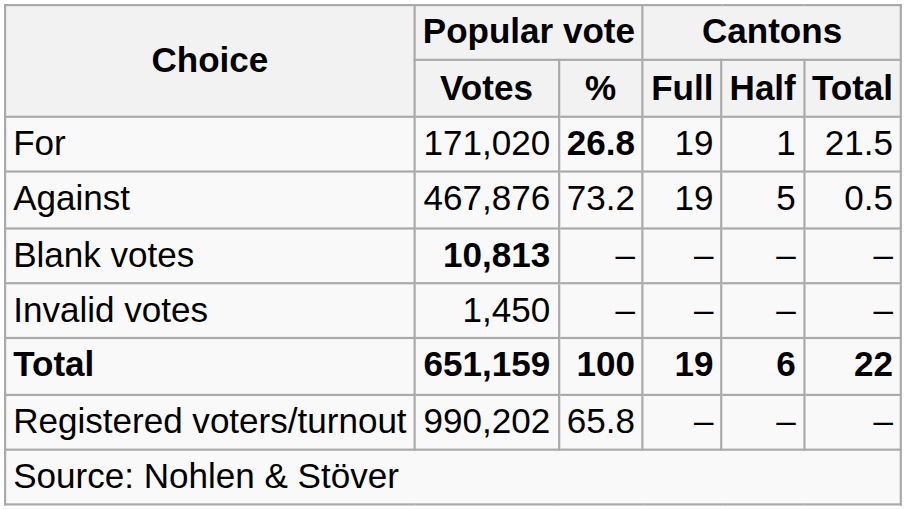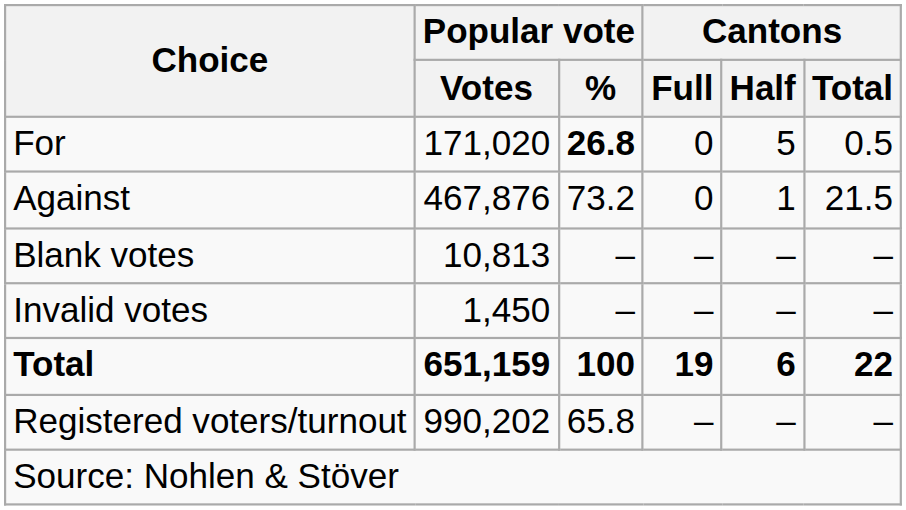(694, 143) 19 -> (704, 143) 0
(786, 143) 1 -> (786, 143) 5
(859, 143) 21.5 -> (869, 143) 0.5
(694, 198) 19 -> (704, 198) 0
(786, 198) 5 -> (786, 198) 1
(869, 198) 0.5 -> (859, 198) 21.5
(497, 254) bold -> (497, 254) normal
